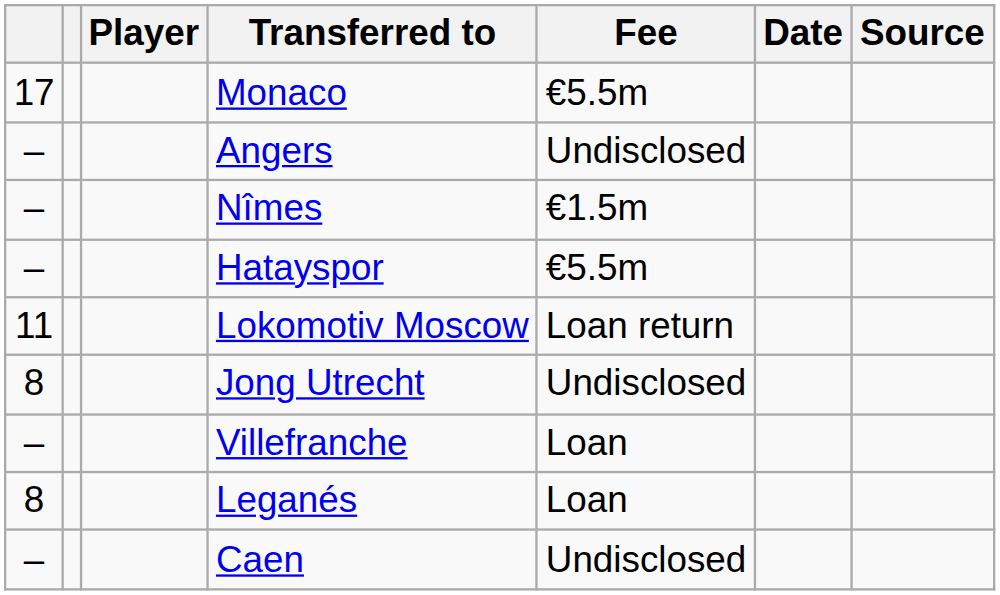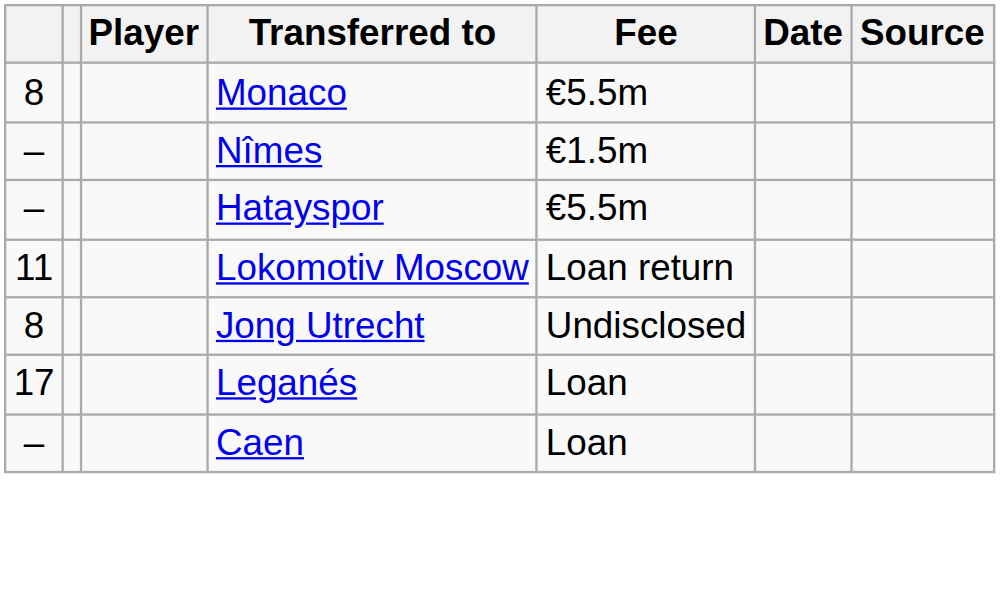(34, 92) 17 -> (34, 92) 8
- row: (274, 150)
- row: (312, 442)
(34, 500) 8 -> (34, 383) 17
(646, 558) Undisclosed -> (587, 442) Loan
